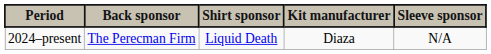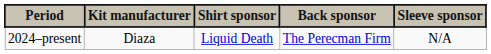columns swapped: (339, 16) <-> (142, 16)
